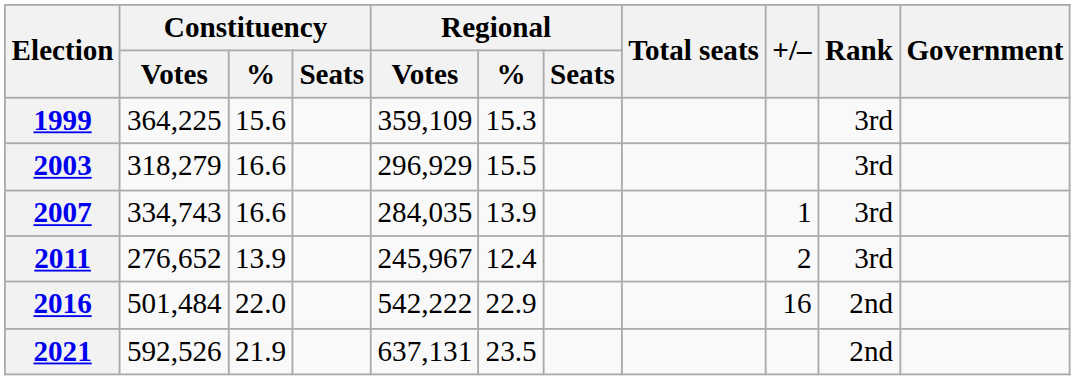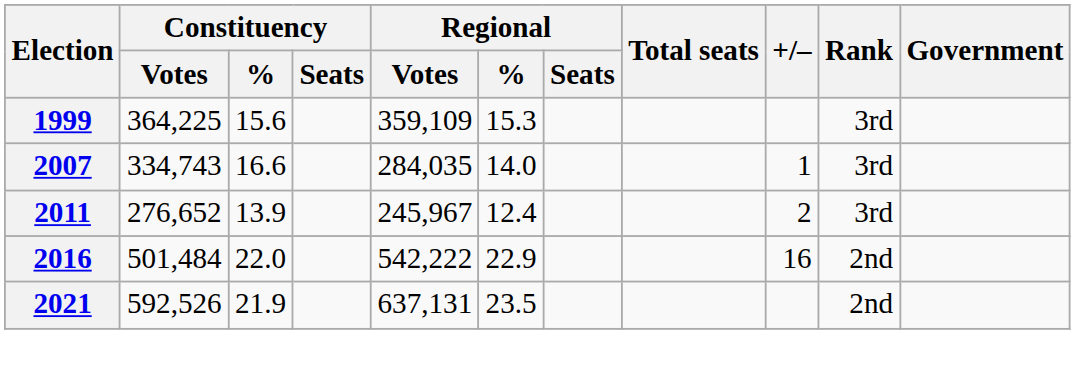- row: (63, 166)
(511, 212) 13.9 -> (511, 166) 14.0
